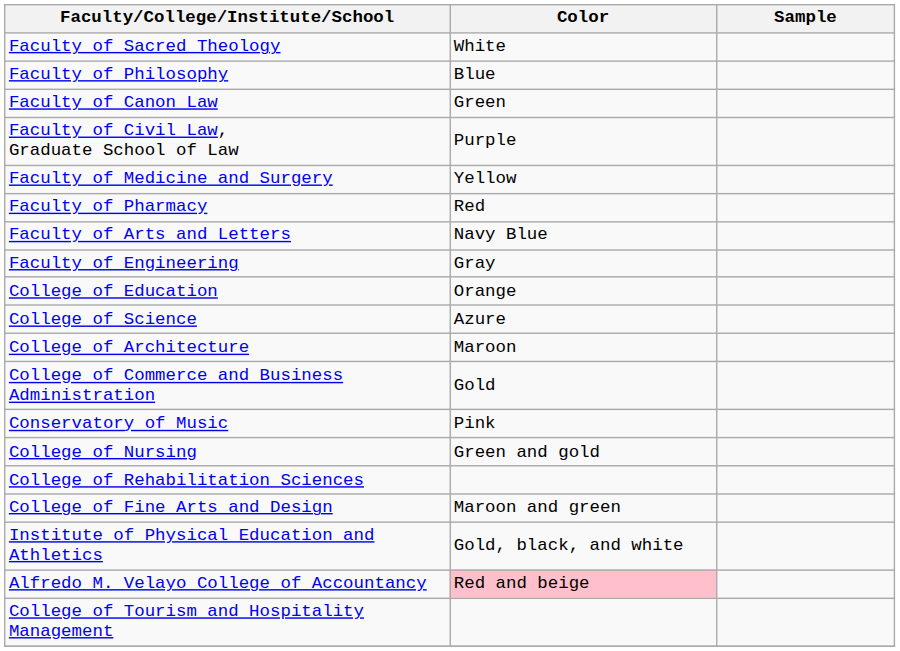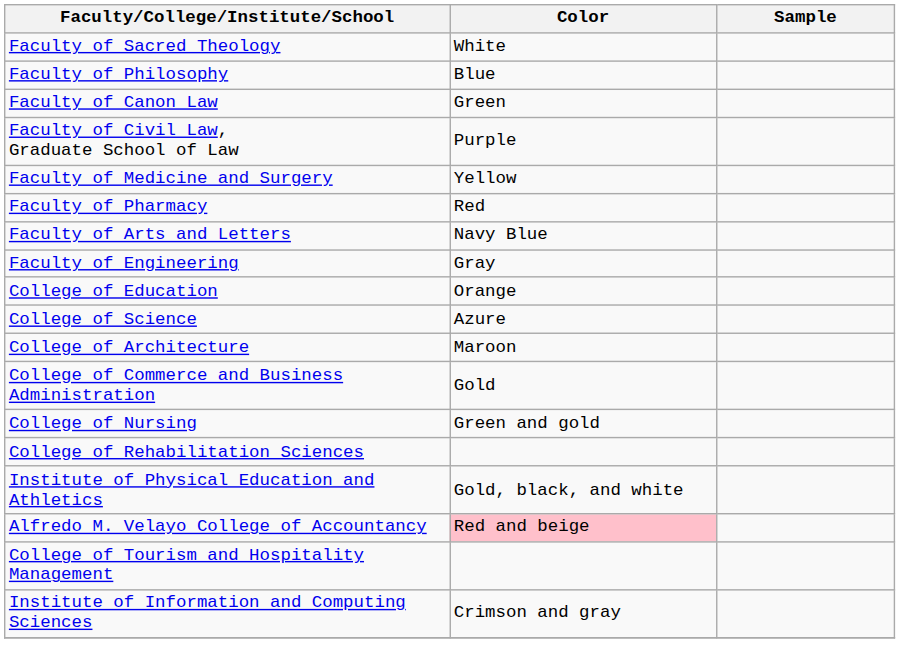- row: (119, 424)
- row: (171, 508)
+ row: (207, 614)
